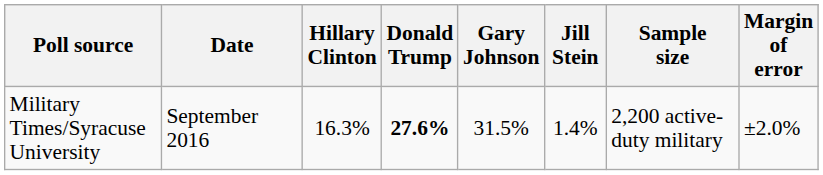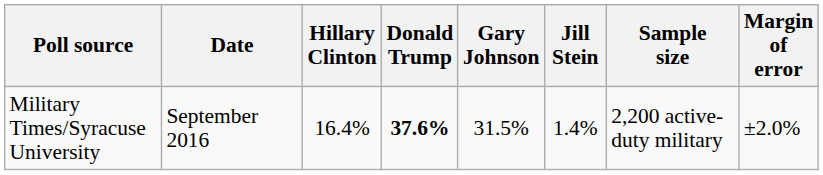(342, 127) 16.3% -> (342, 127) 16.4%
(420, 127) 27.6% -> (420, 127) 37.6%
